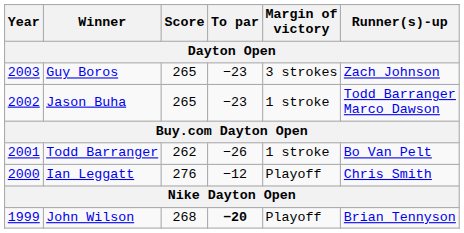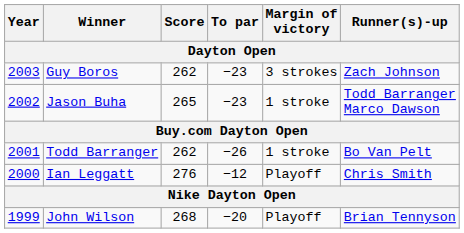(185, 74) 265 -> (185, 74) 262
(235, 218) bold -> (235, 218) normal
